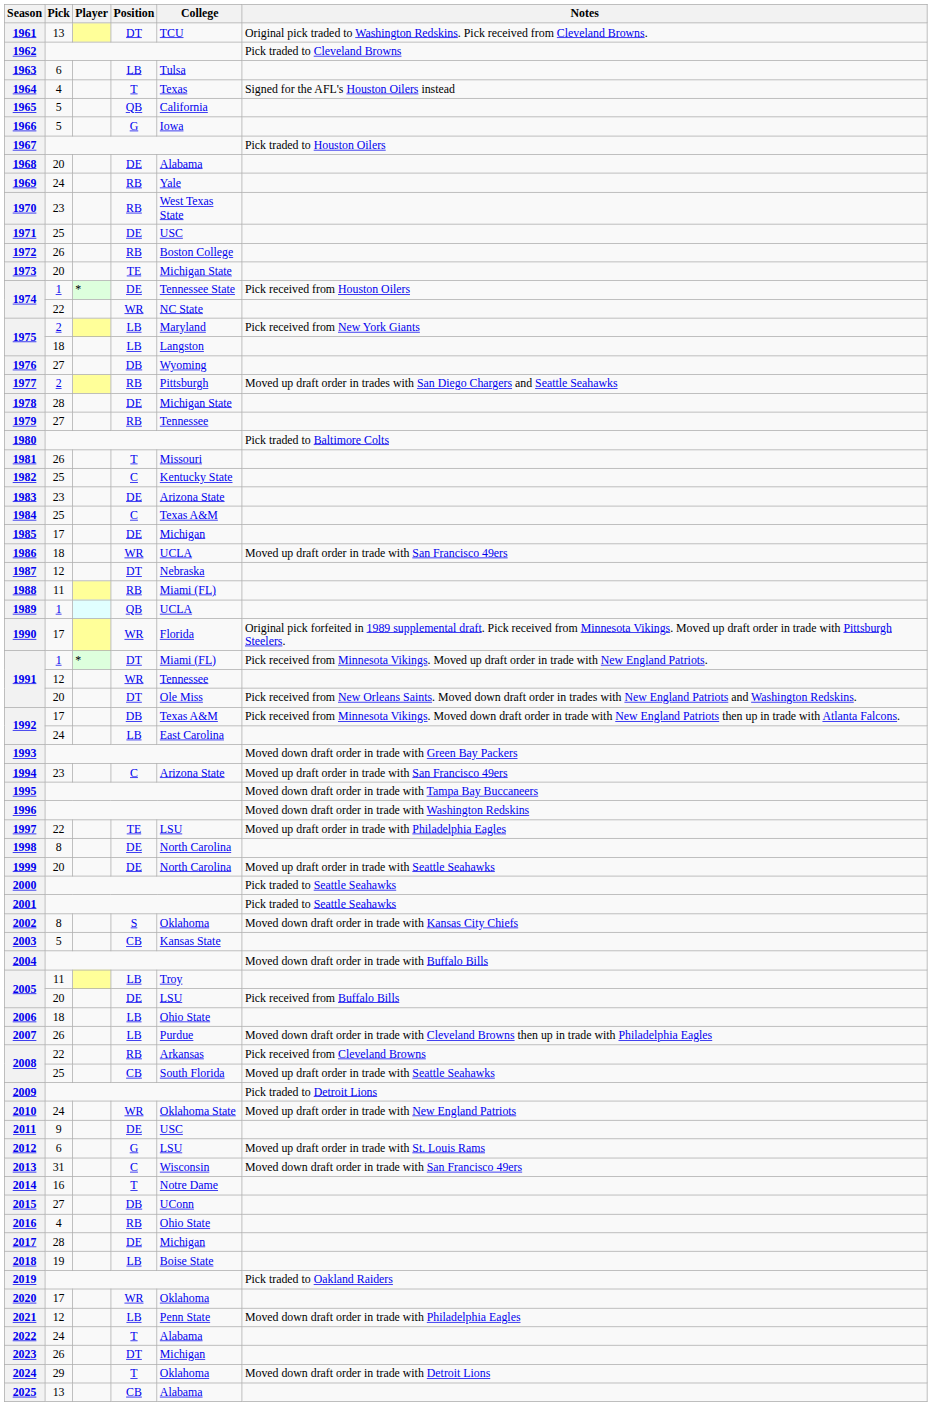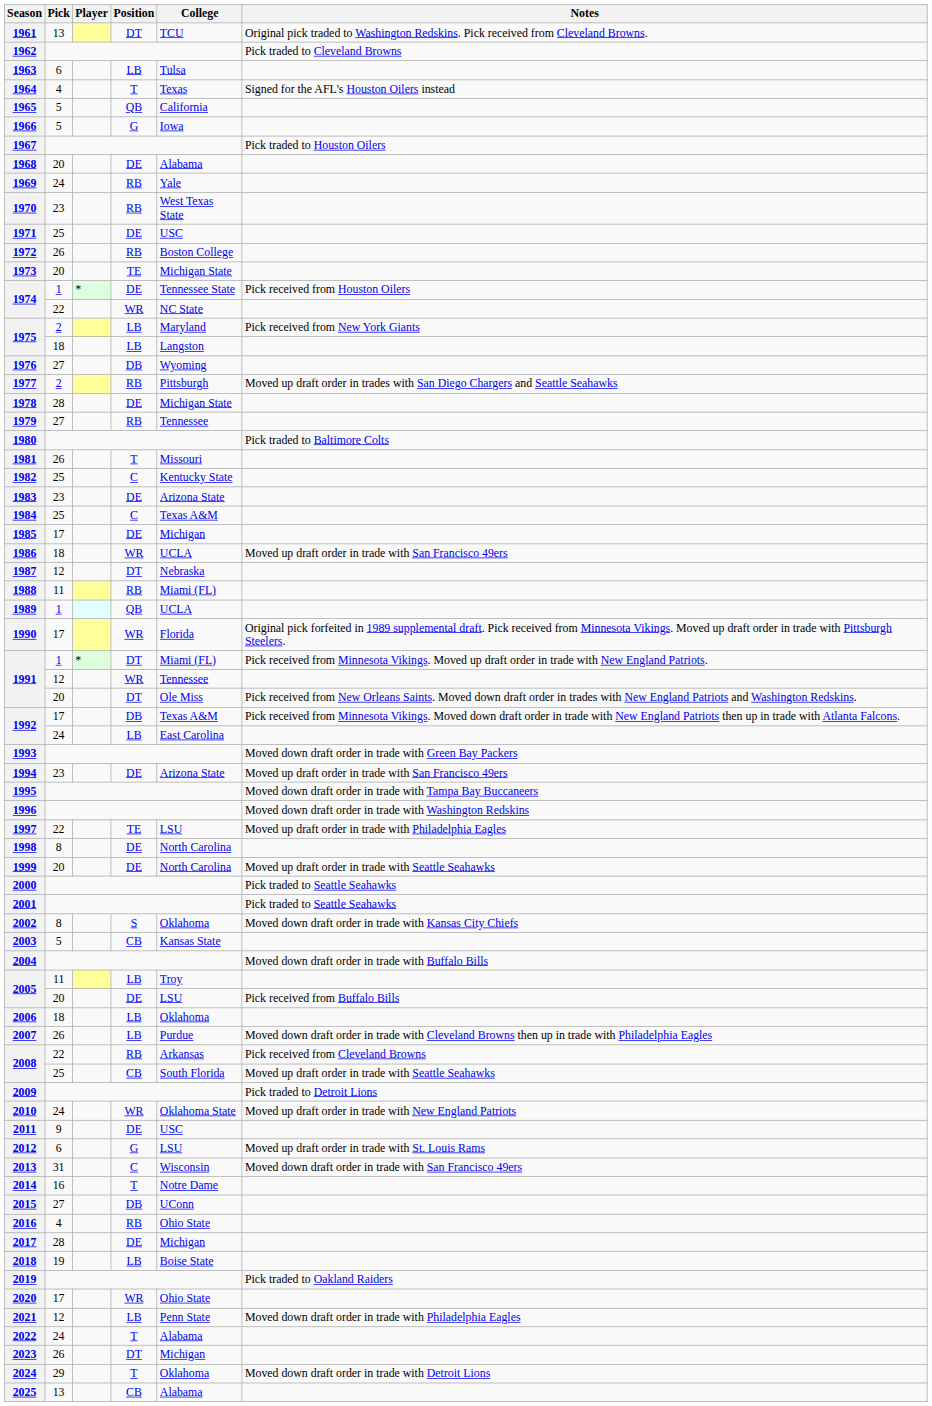(134, 772) C -> (134, 772) DE
(185, 1016) Ohio State -> (184, 1016) Oklahoma
(184, 1298) Oklahoma -> (185, 1298) Ohio State
